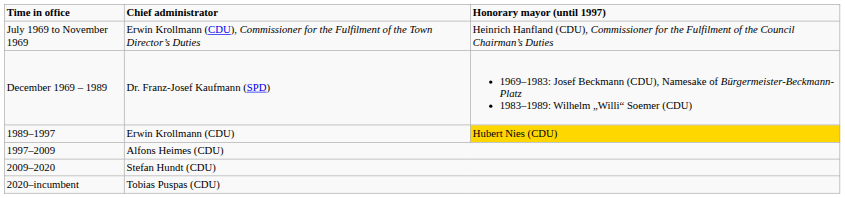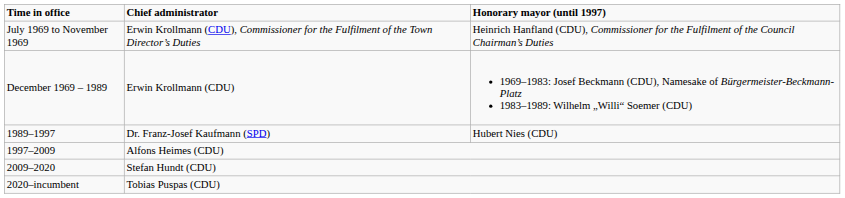(198, 87) Dr. Franz-Josef Kaufmann (SPD) -> (180, 87) Erwin Krollmann (CDU)
(180, 133) Erwin Krollmann (CDU) -> (198, 133) Dr. Franz-Josef Kaufmann (SPD)
(515, 133) gold background -> (515, 133) no background
